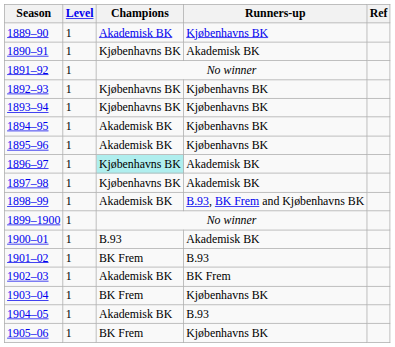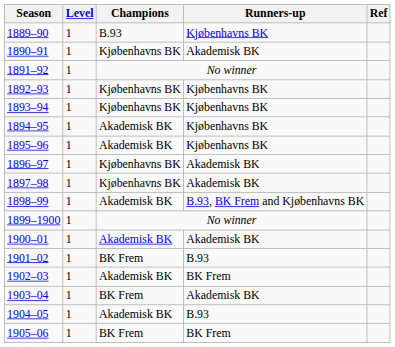(136, 32) Akademisk BK -> (110, 32) B.93
(140, 164) paleturquoise background -> (140, 164) no background
(110, 239) B.93 -> (136, 239) Akademisk BK
(227, 295) Kjøbenhavns BK -> (223, 295) Akademisk BK
(227, 333) Kjøbenhavns BK -> (208, 333) BK Frem
